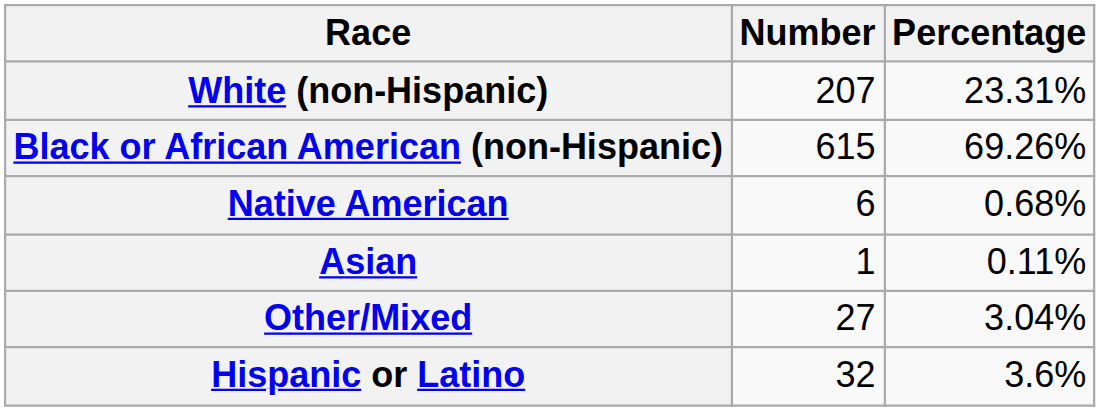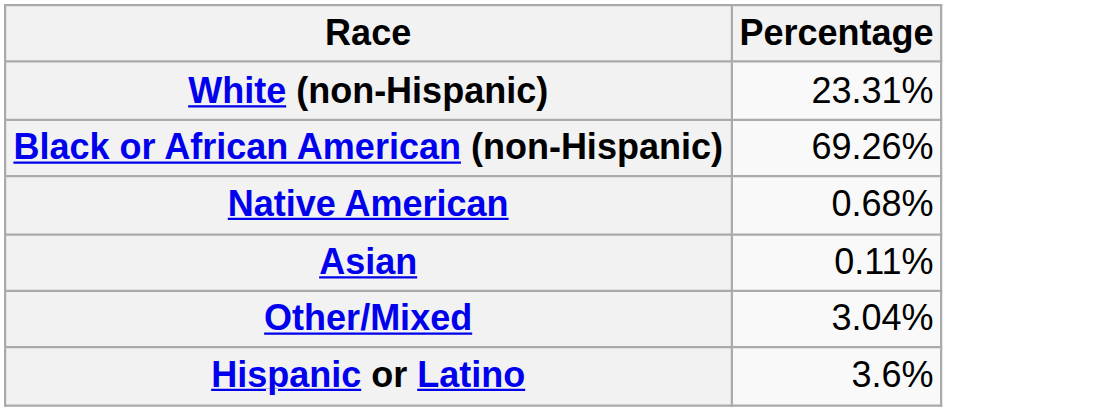- column: (808, 33)
